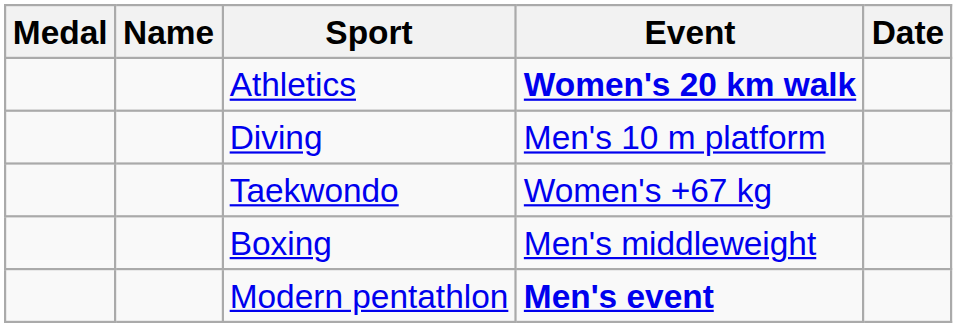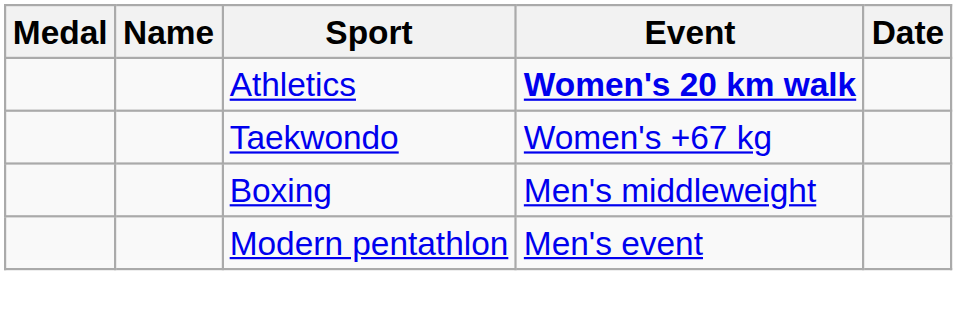- row: (276, 138)
(619, 296) bold -> (613, 244) normal
